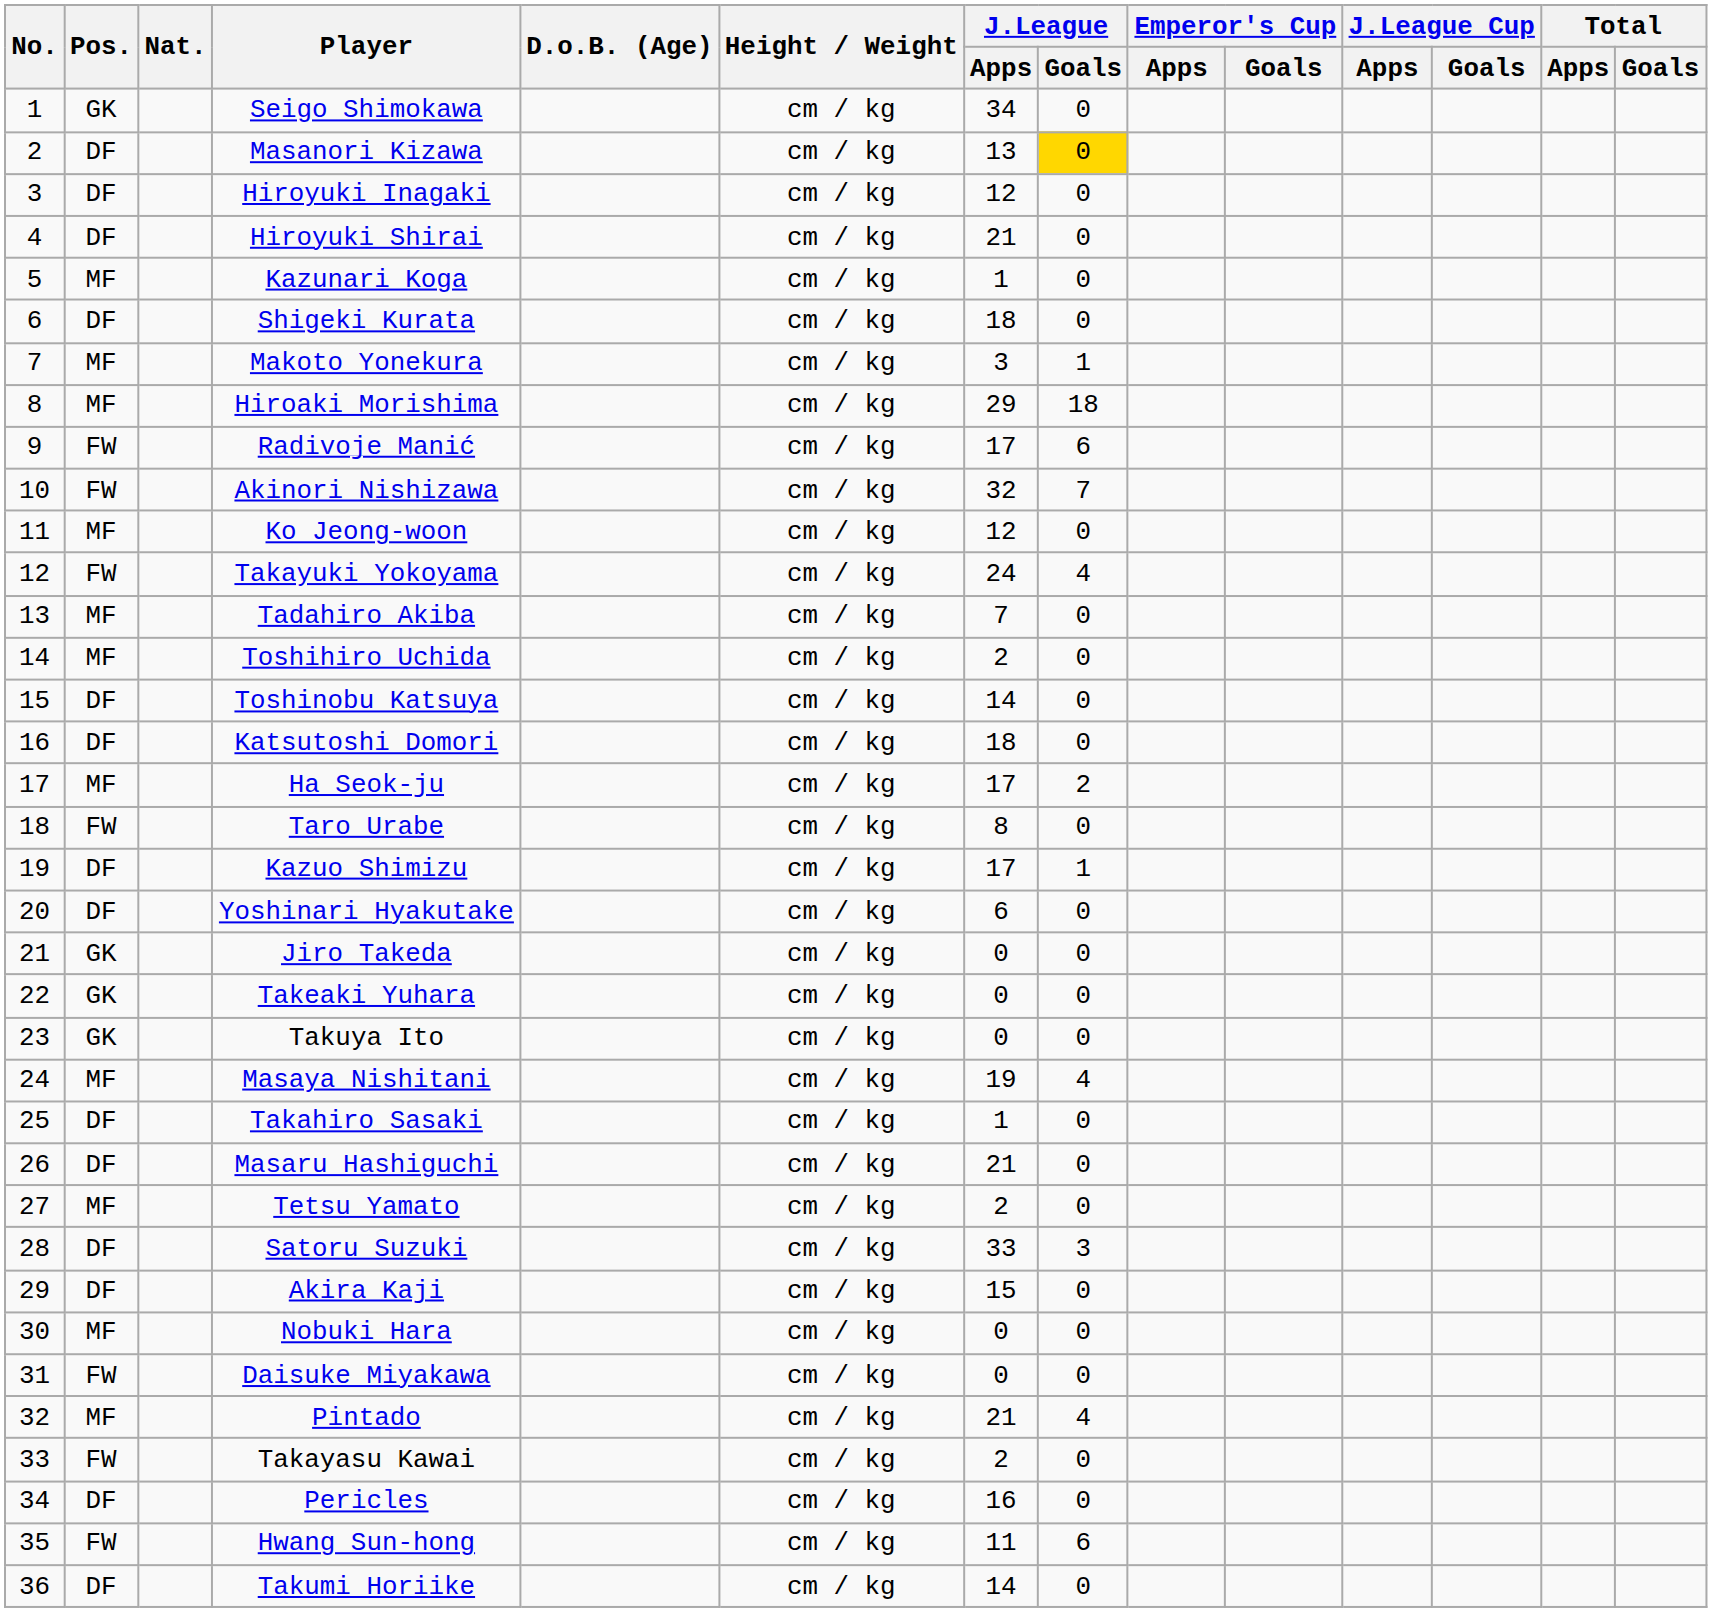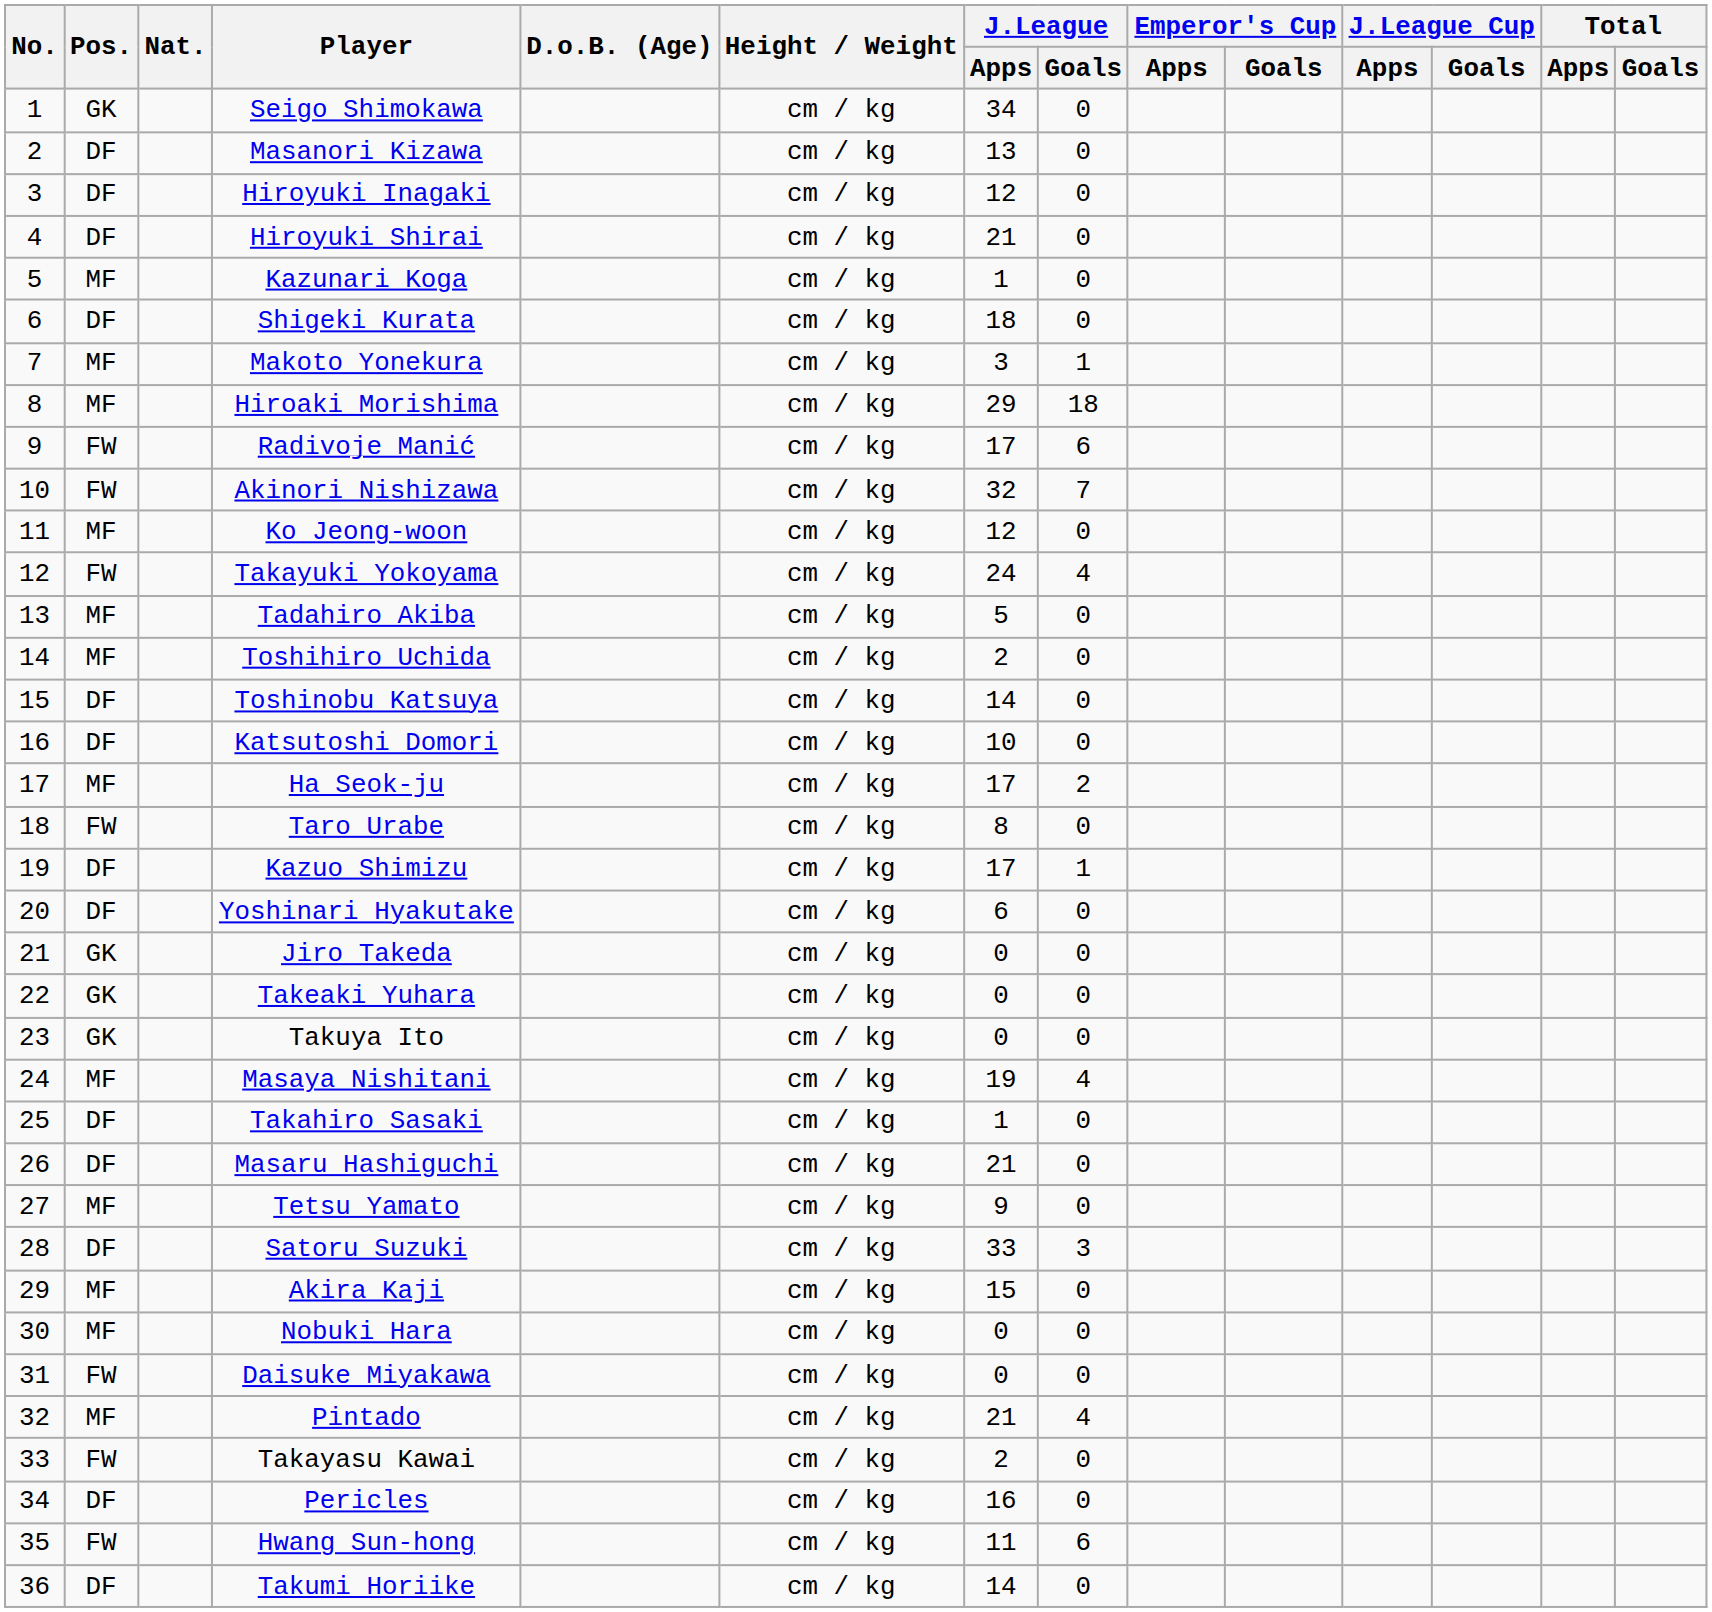(1083, 153) gold background -> (1083, 153) no background
(1001, 616) 7 -> (1001, 616) 5
(1001, 743) 18 -> (1001, 743) 10
(1001, 1207) 2 -> (1001, 1207) 9
(101, 1291) DF -> (101, 1291) MF
